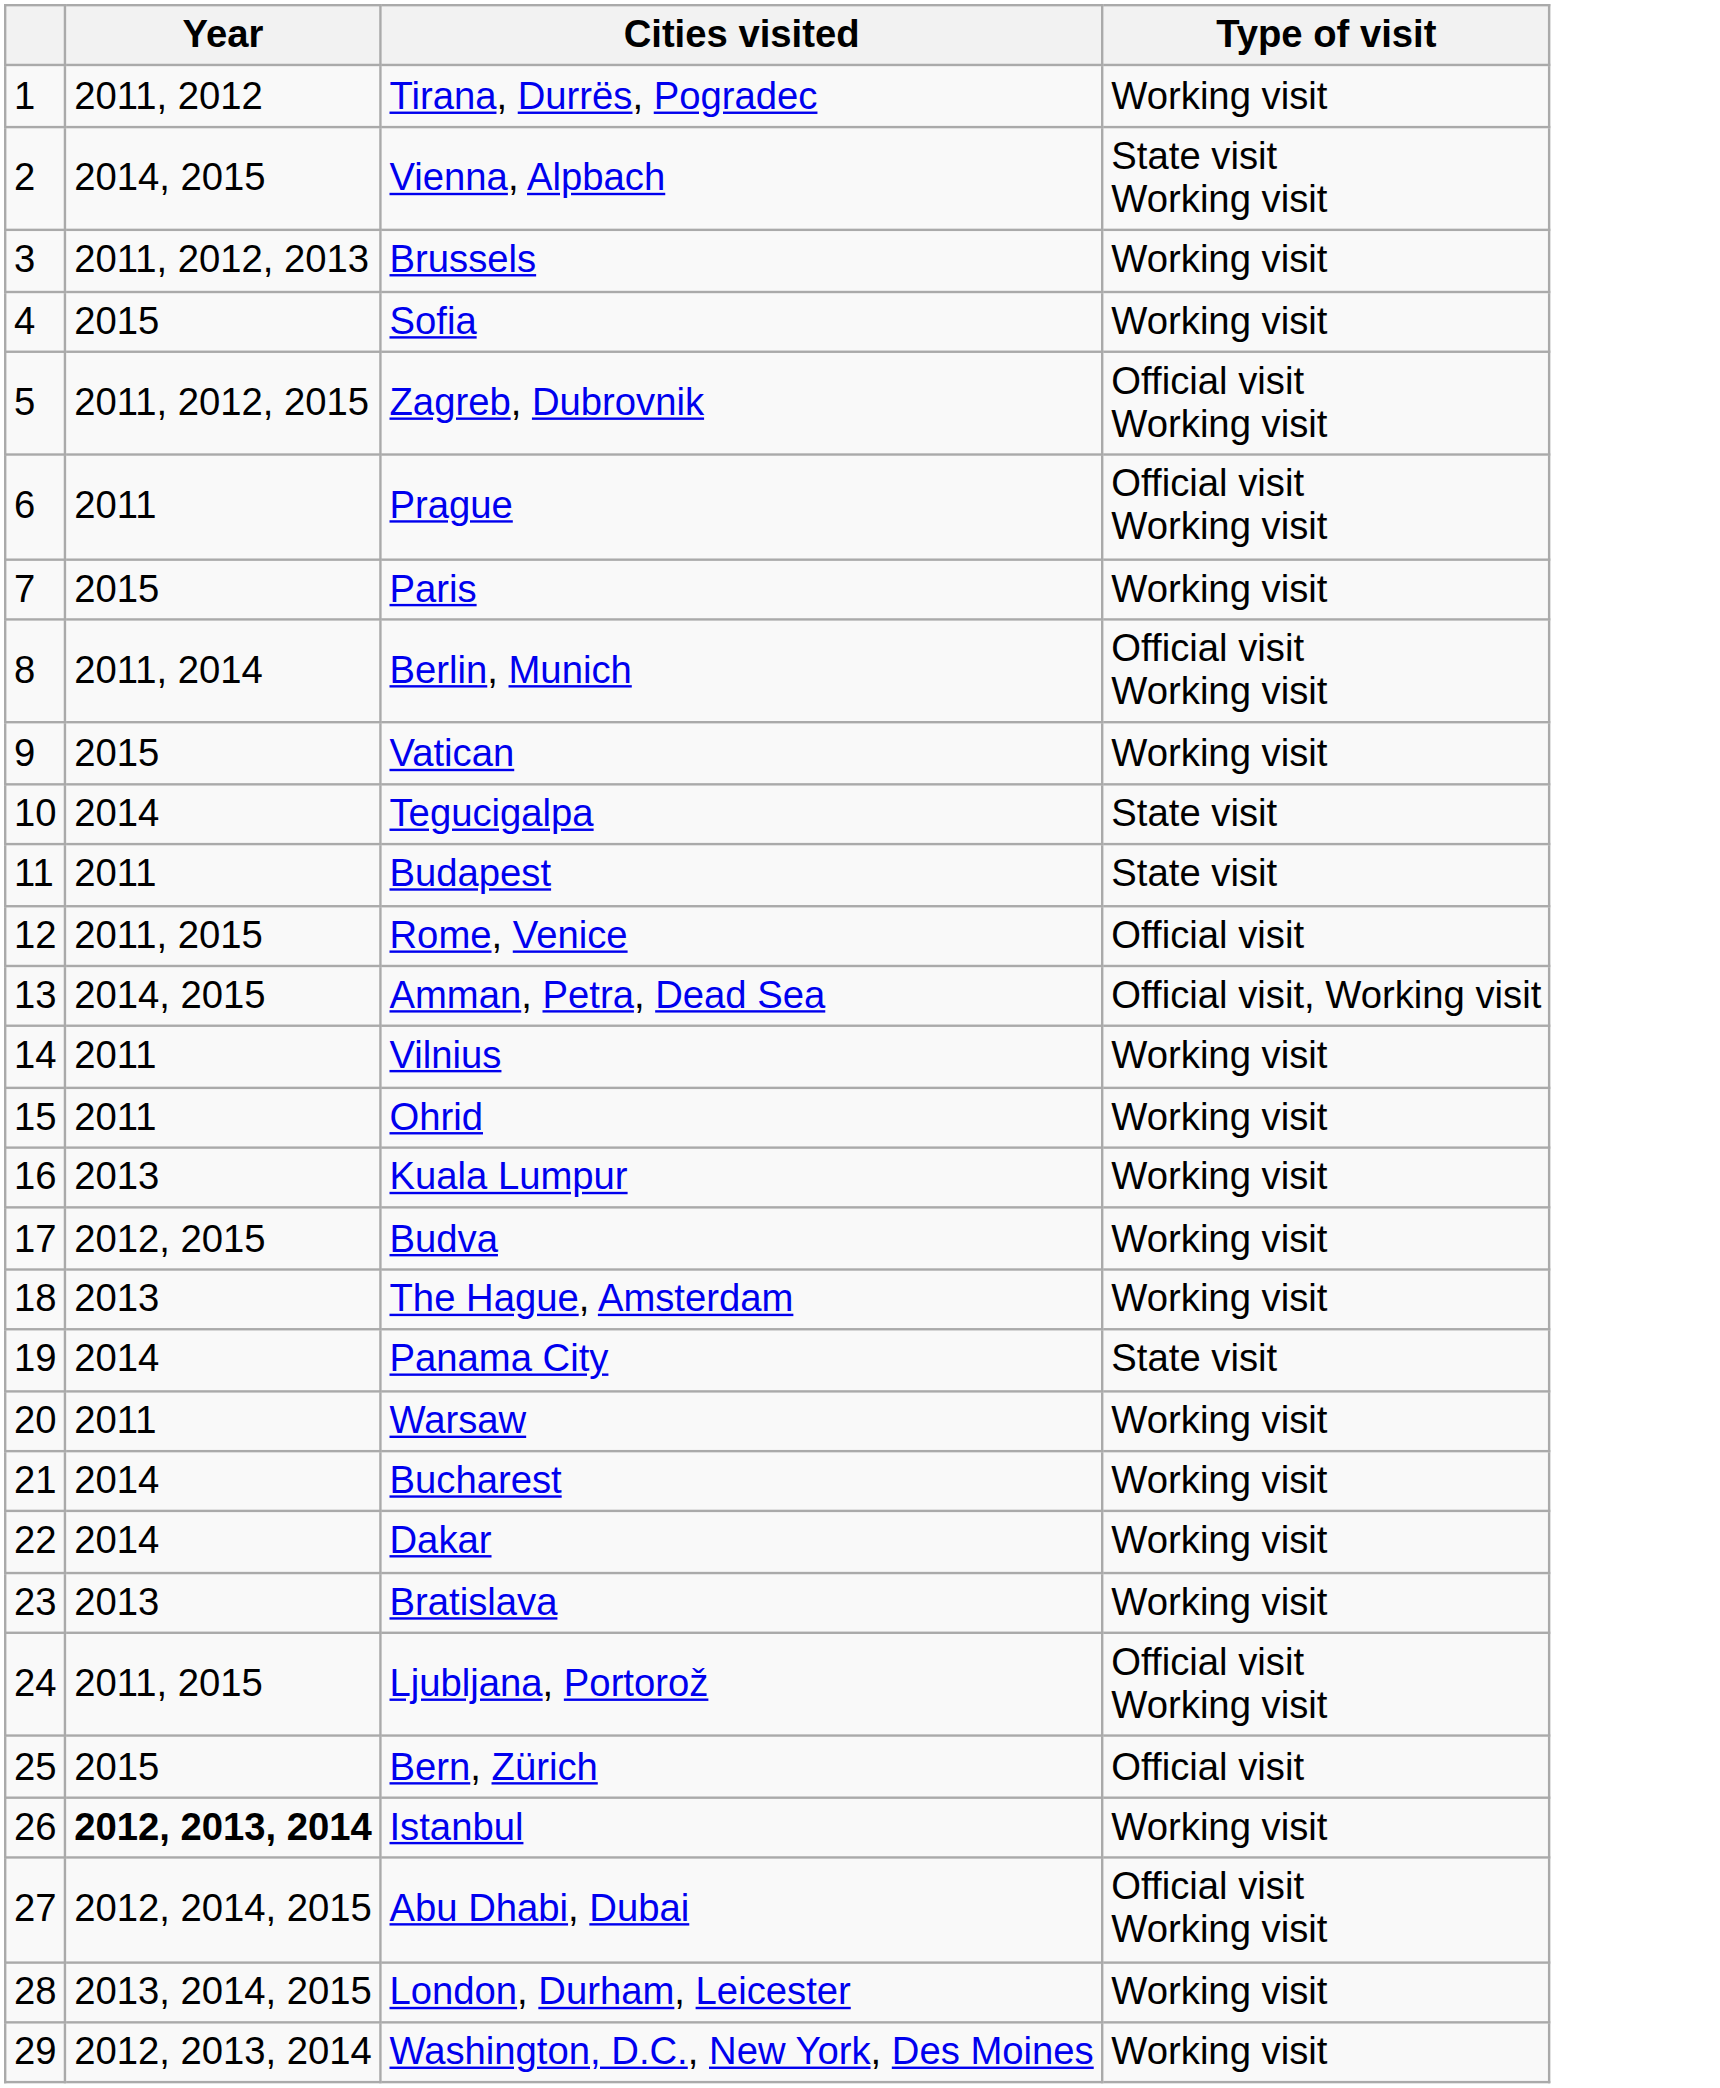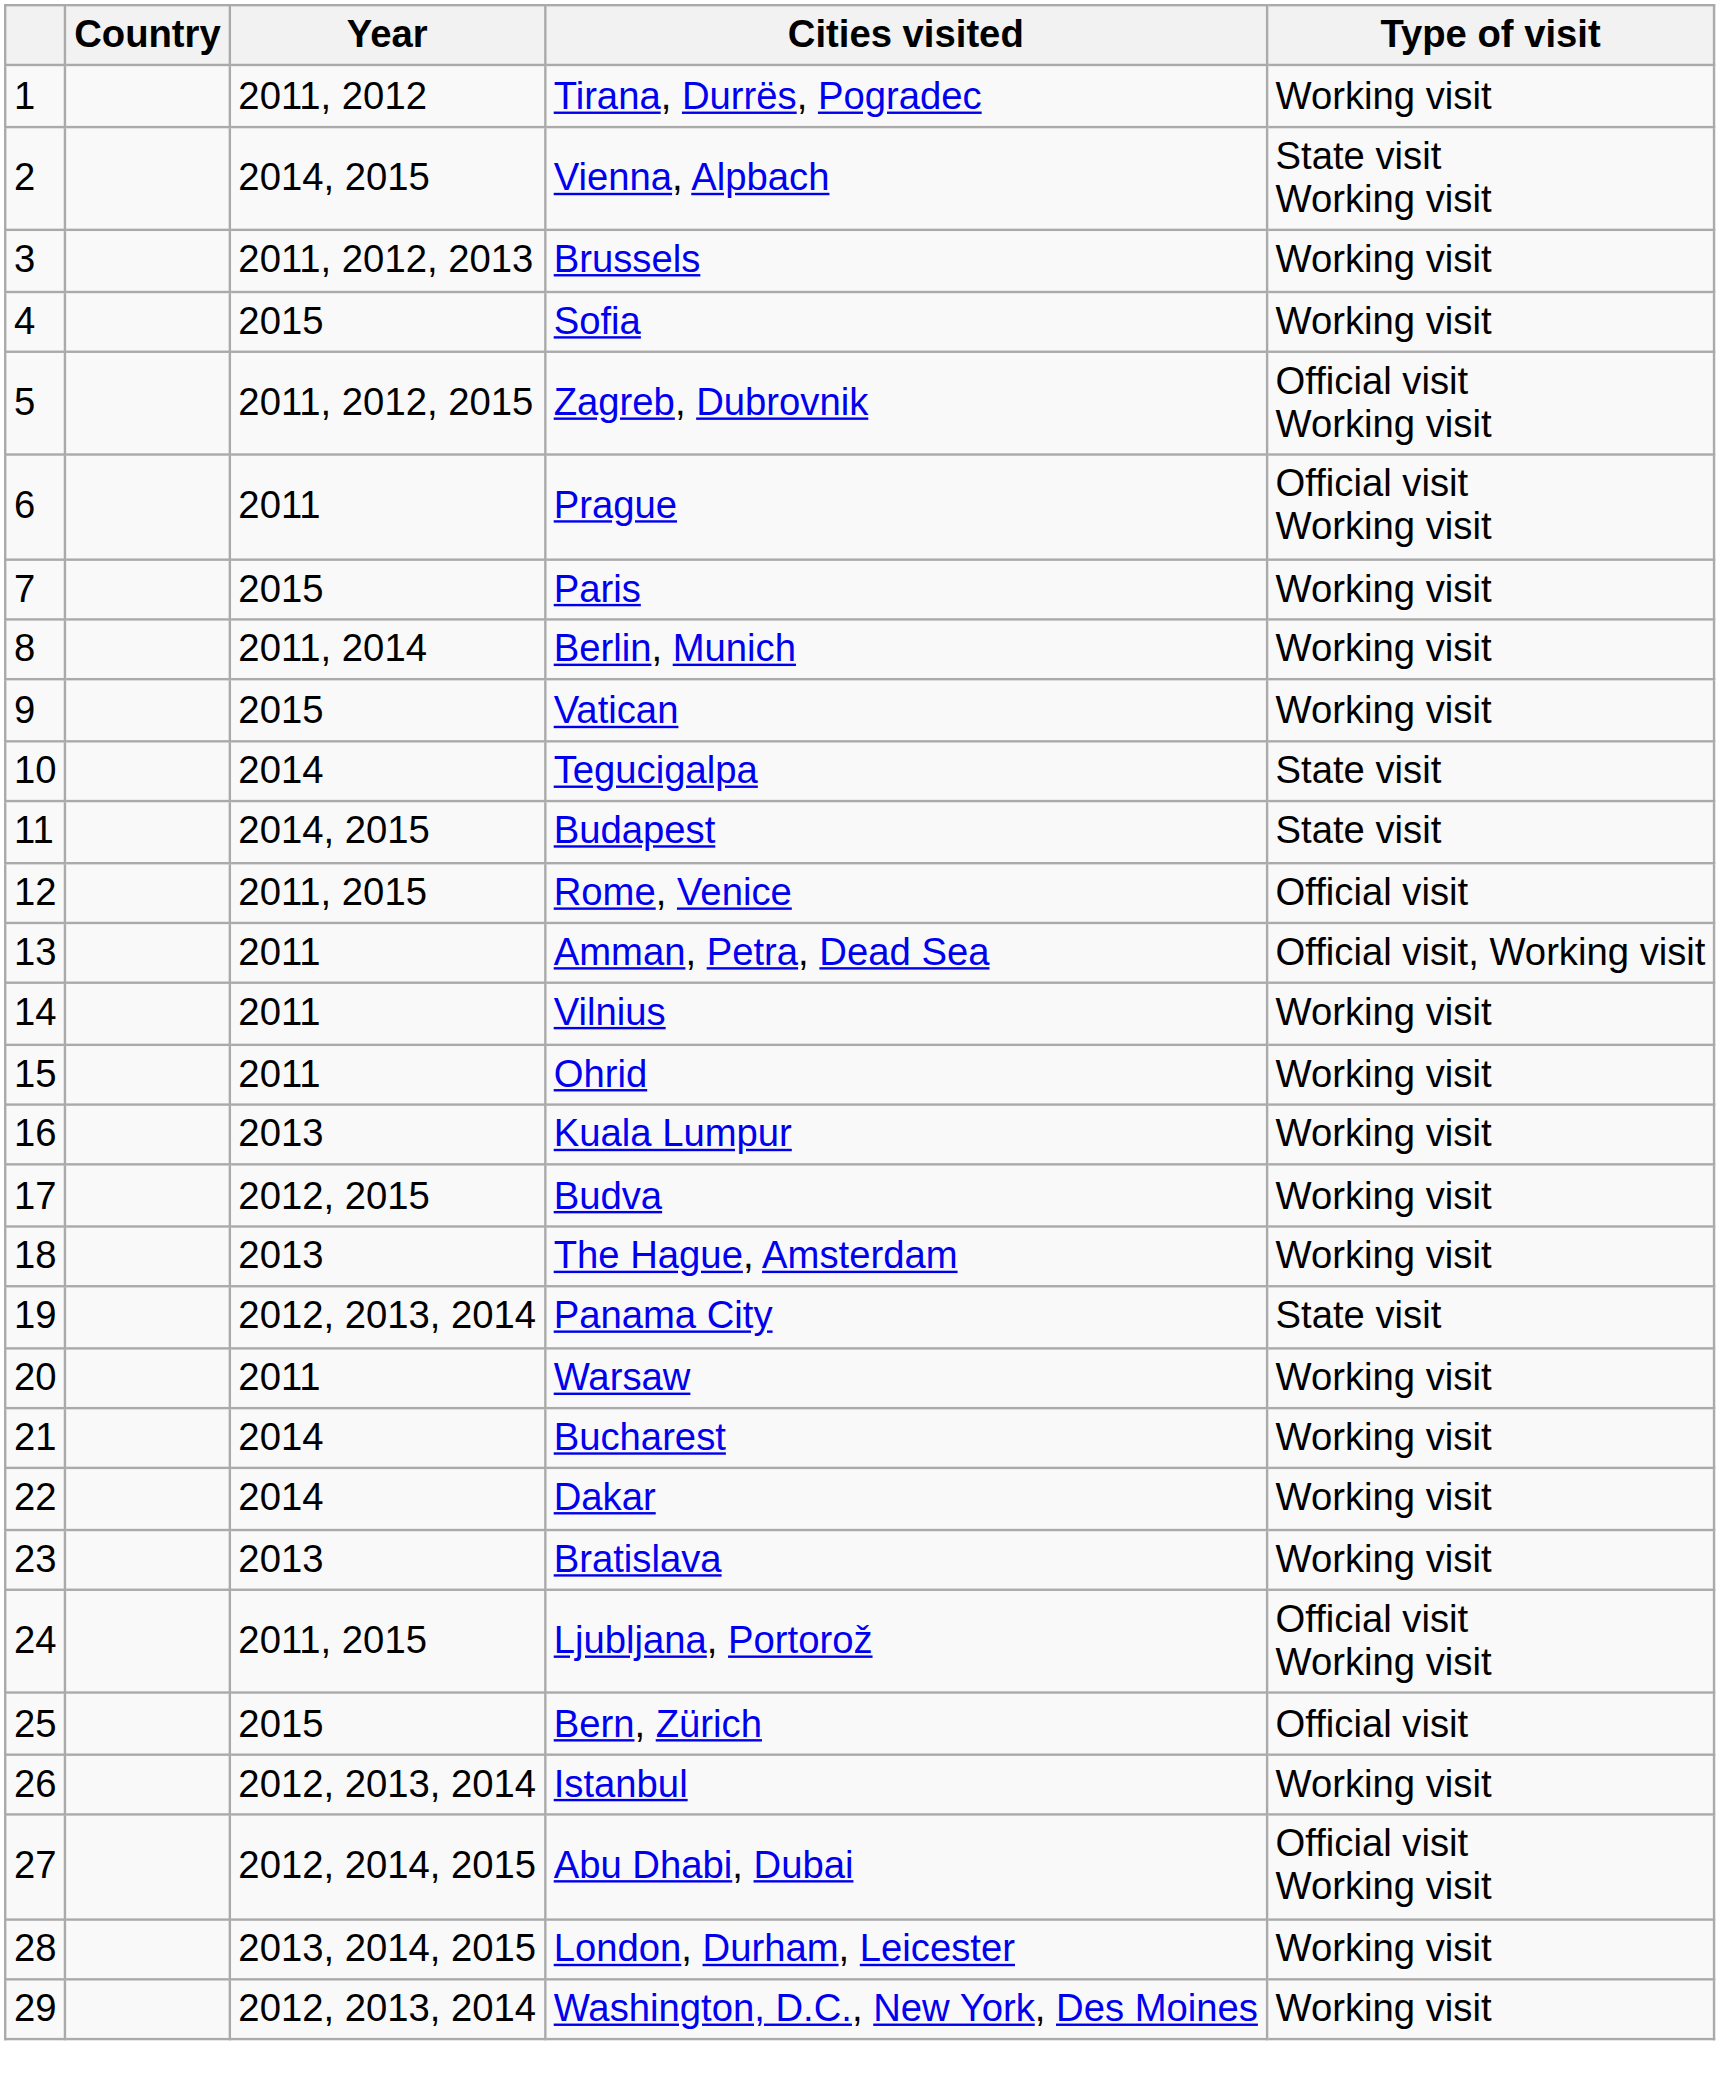+ column: (147, 34)
(1219, 670) Official visit Working visit -> (1384, 649) Working visit
(115, 874) 2011 -> (334, 830) 2014, 2015
(170, 995) 2014, 2015 -> (279, 952) 2011
(117, 1359) 2014 -> (387, 1316) 2012, 2013, 2014
(223, 1826) bold -> (387, 1783) normal
